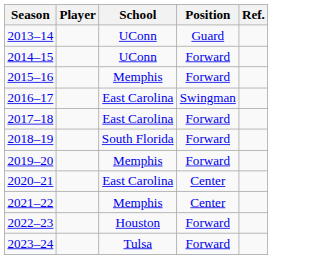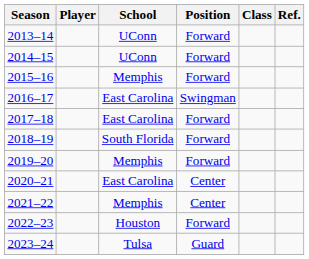+ column: (257, 14)
(208, 35) Guard -> (208, 35) Forward
(208, 243) Forward -> (208, 243) Guard
